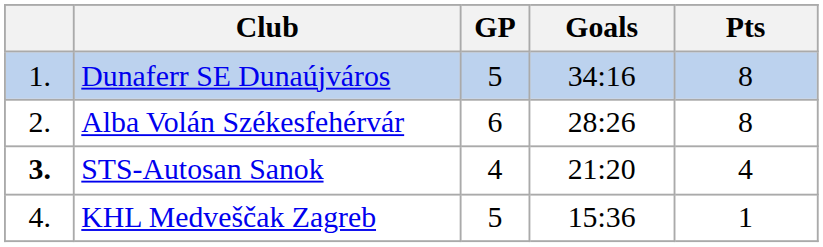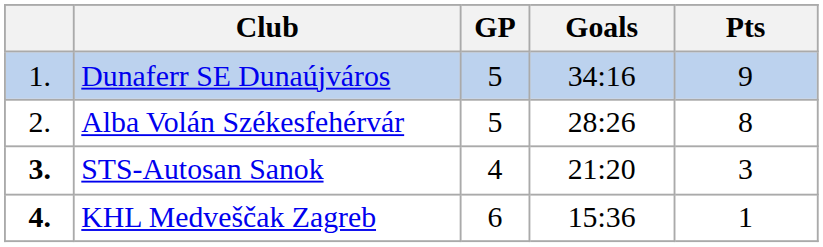(746, 75) 8 -> (746, 75) 9
(495, 122) 6 -> (495, 122) 5
(746, 169) 4 -> (746, 169) 3
(40, 216) normal -> (40, 216) bold
(495, 216) 5 -> (495, 216) 6
